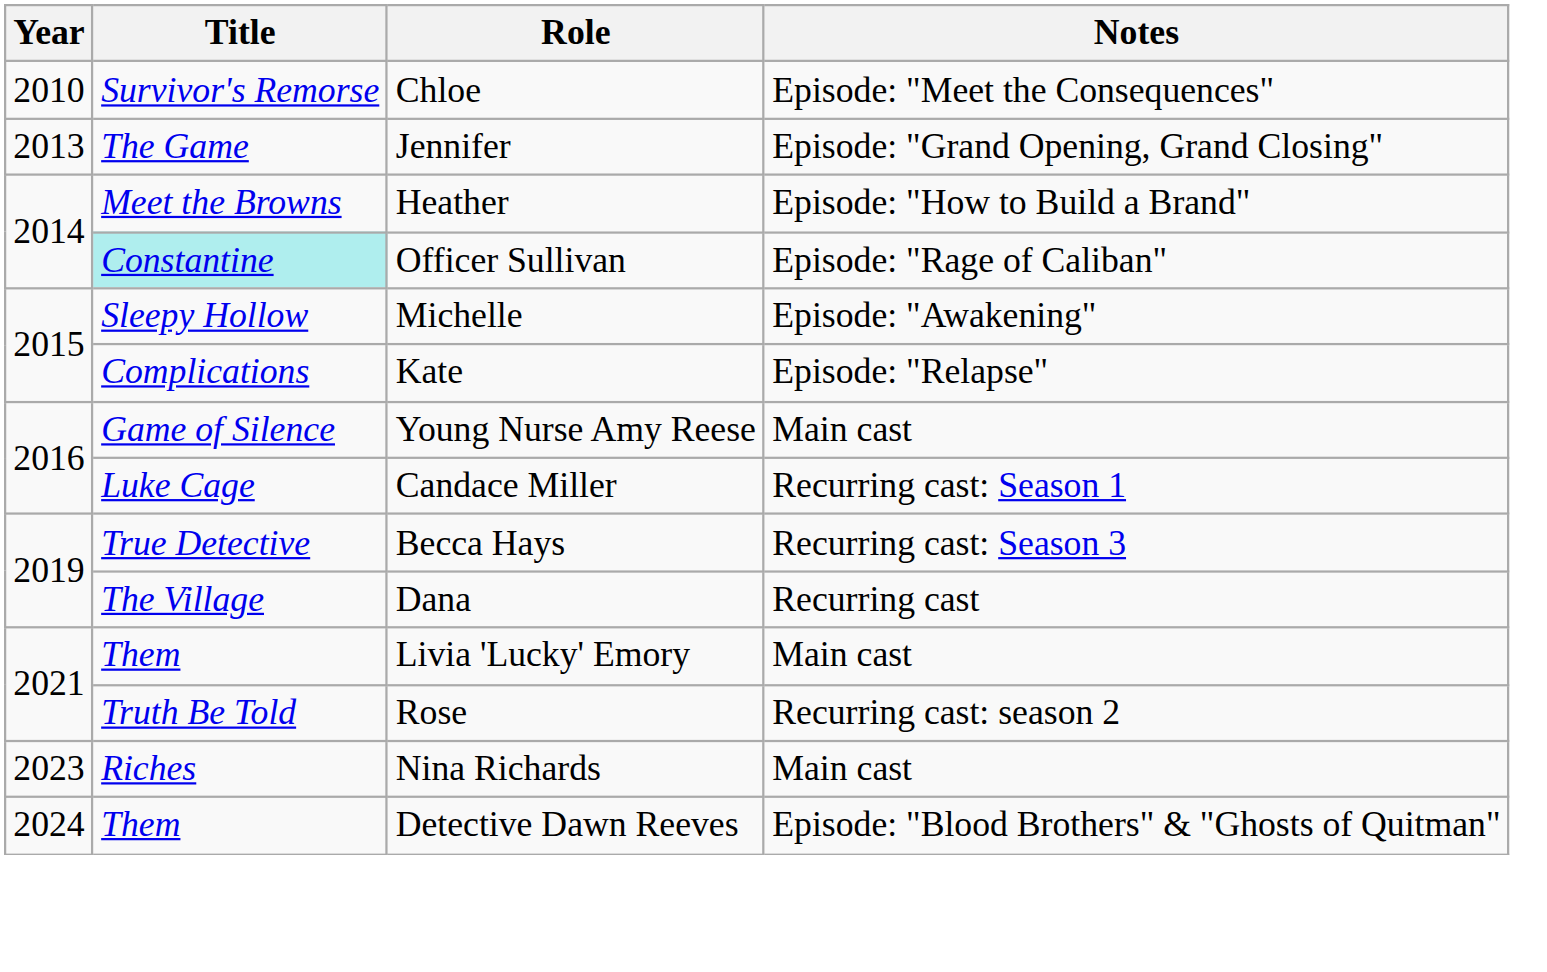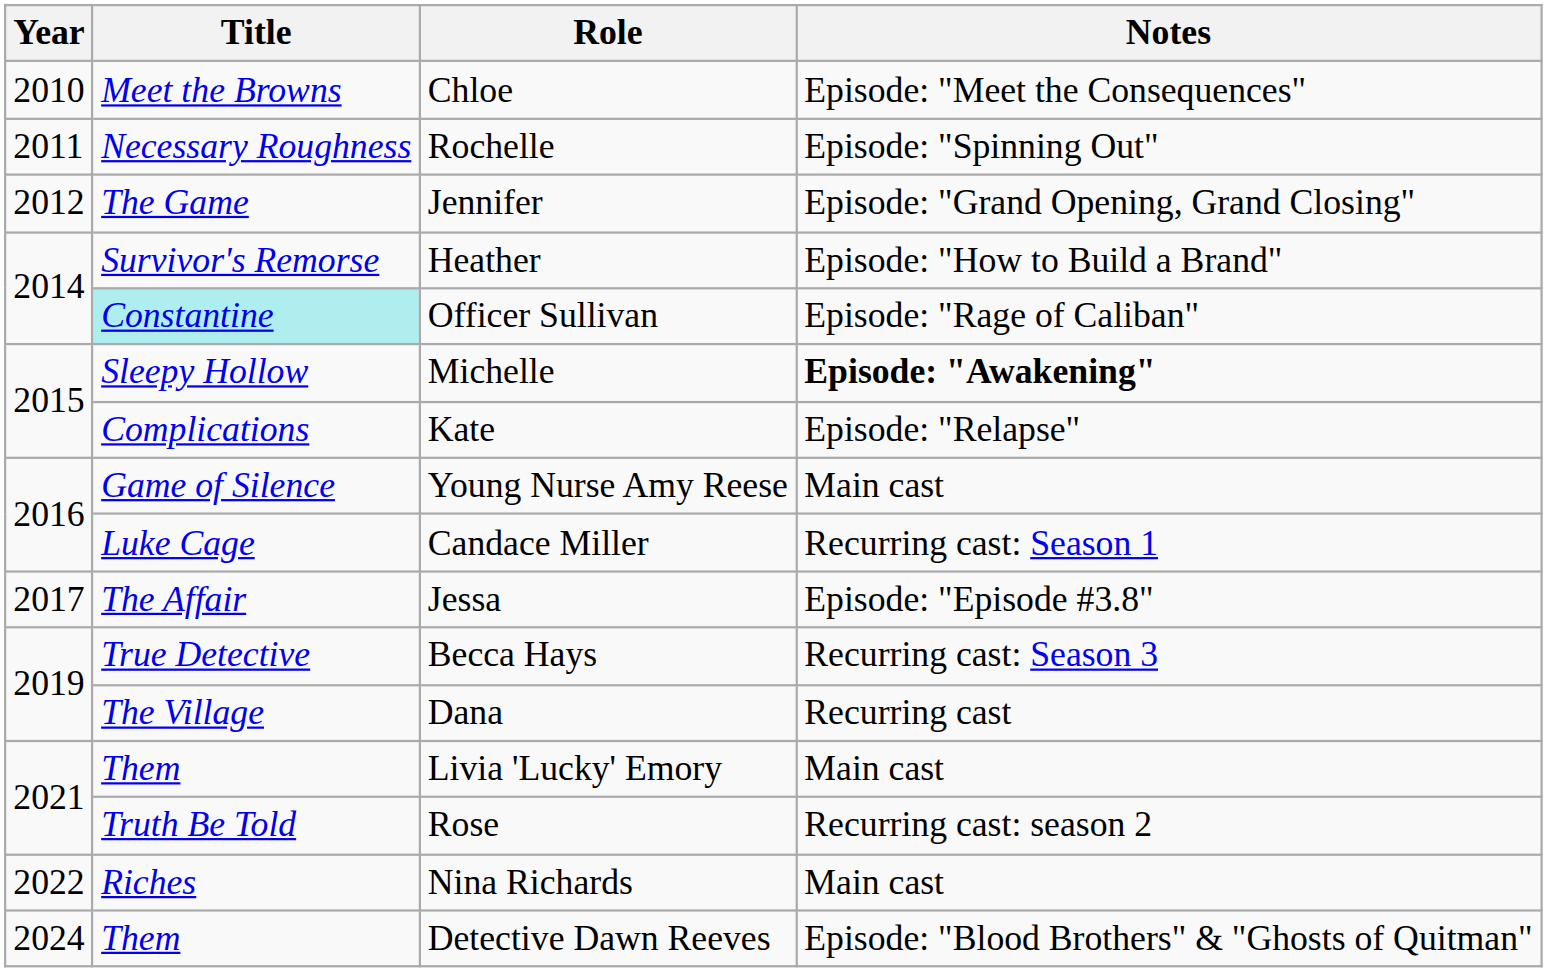(240, 89) Survivor's Remorse -> (221, 89) Meet the Browns
+ row: (491, 145)
(49, 145) 2013 -> (49, 202) 2012
(221, 202) Meet the Browns -> (240, 259) Survivor's Remorse
(934, 315) normal -> (980, 372) bold
+ row: (464, 598)
(49, 768) 2023 -> (49, 881) 2022
